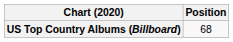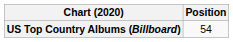(206, 29) 68 -> (206, 29) 54
